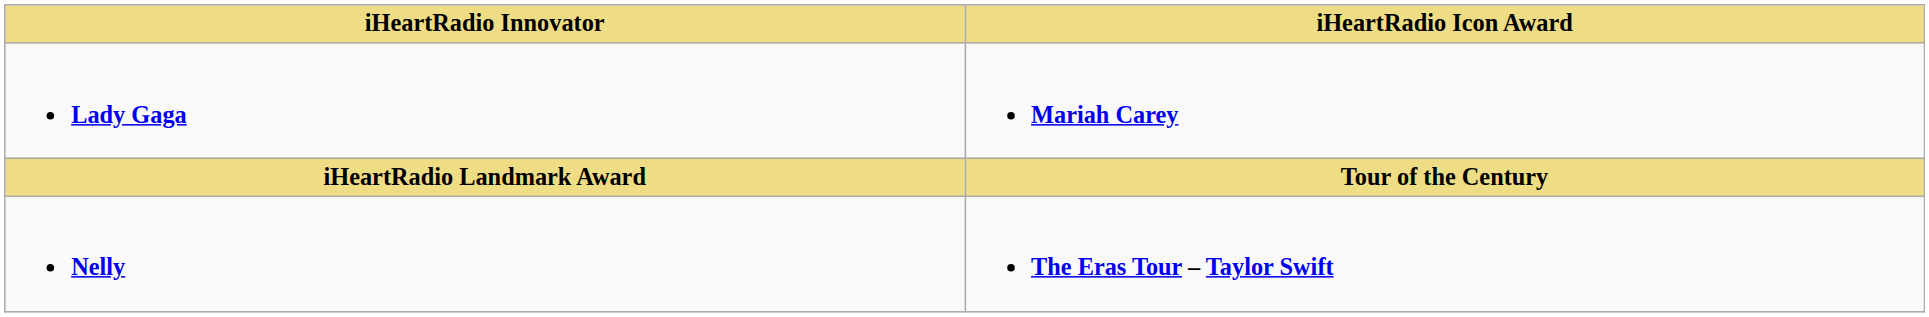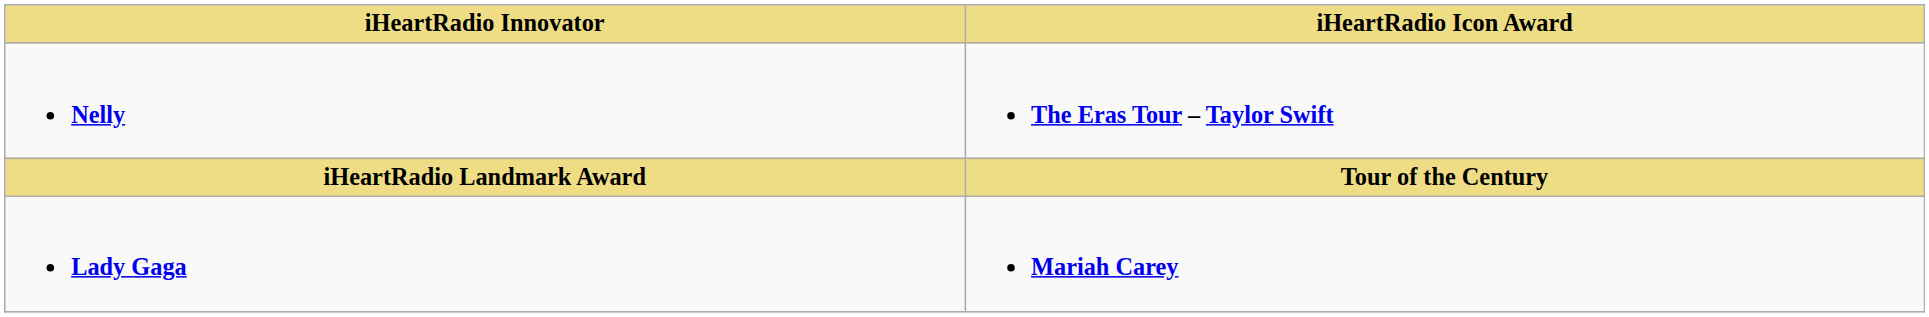rows swapped: (485, 114) <-> (485, 267)
